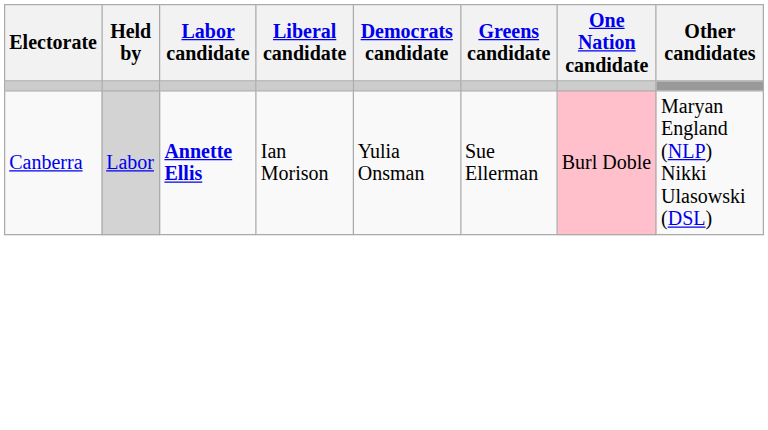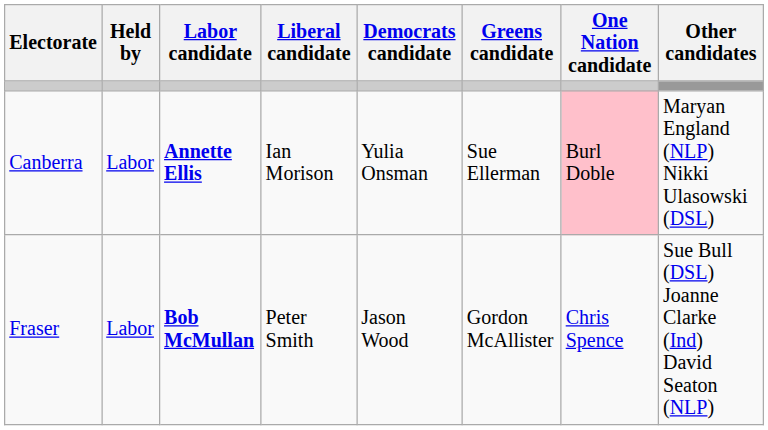(130, 162) lightgrey background -> (130, 162) no background
+ row: (34, 329)
